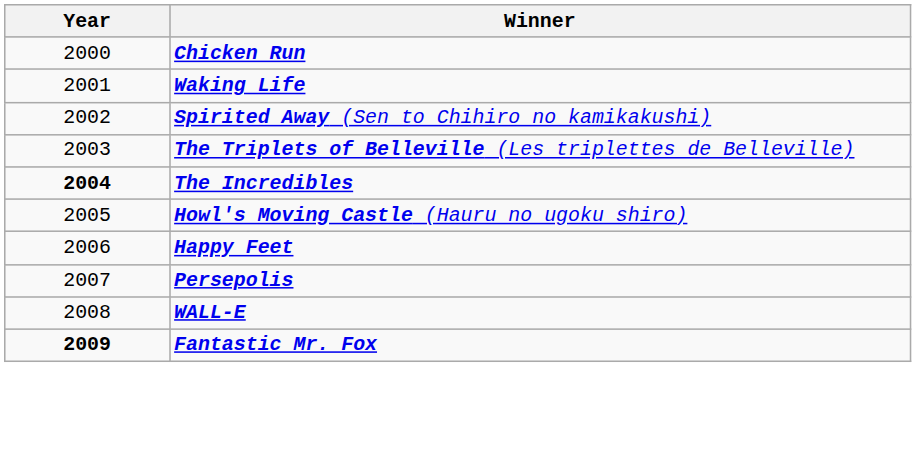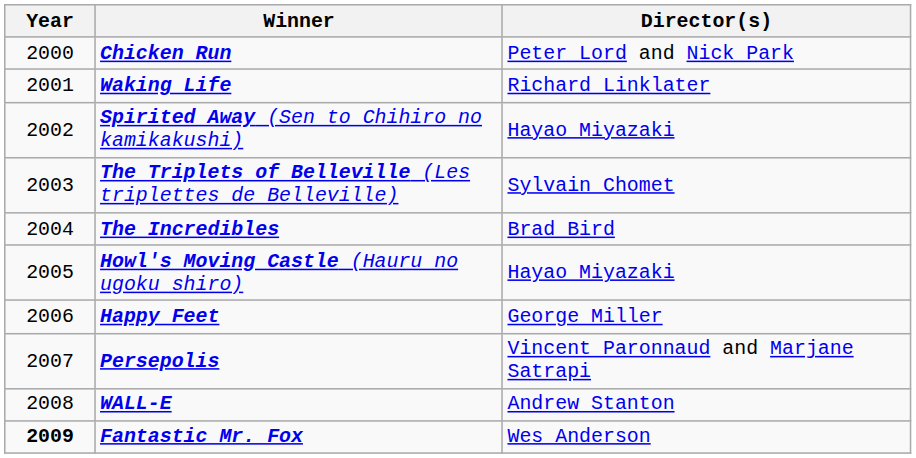+ column: (706, 21)
(87, 183) bold -> (50, 229) normal
